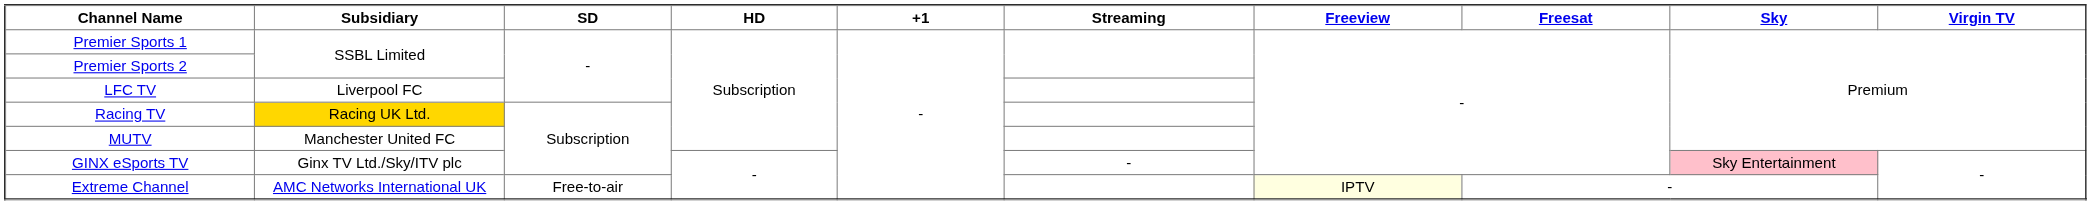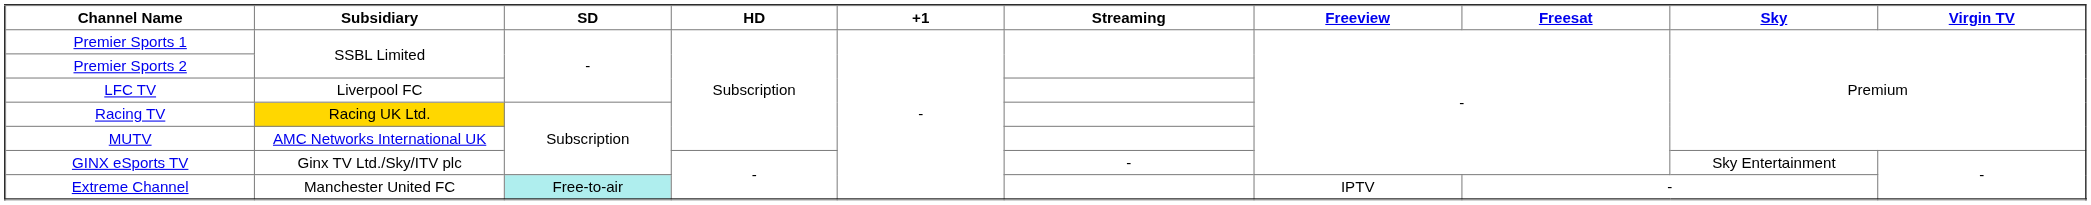(380, 138) Manchester United FC -> (380, 138) AMC Networks International UK
(1774, 163) pink background -> (1774, 163) no background
(380, 187) AMC Networks International UK -> (380, 187) Manchester United FC
(588, 187) no background -> (588, 187) paleturquoise background
(1358, 187) lightyellow background -> (1358, 187) no background
